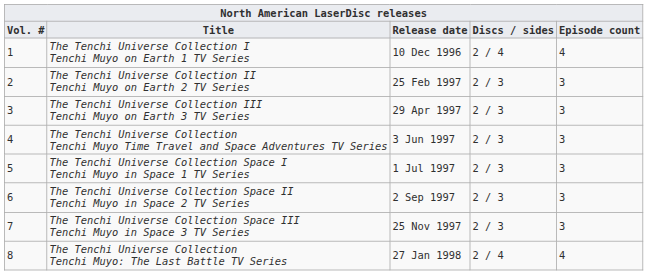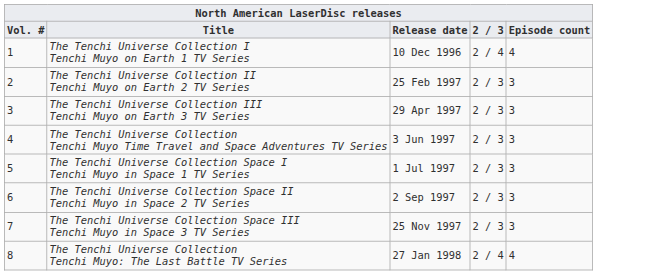(513, 30) Discs / sides -> (488, 30) 2 / 3
